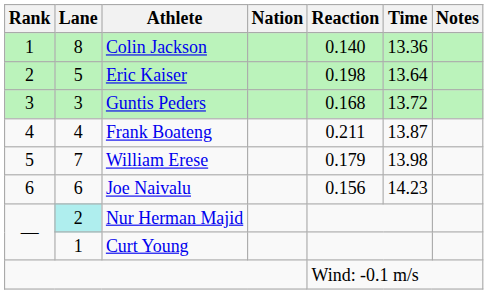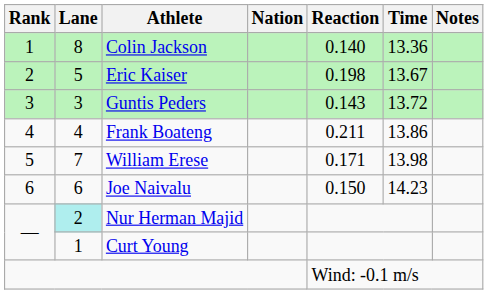(408, 75) 13.64 -> (408, 75) 13.67
(345, 103) 0.168 -> (345, 103) 0.143
(408, 132) 13.87 -> (408, 132) 13.86
(345, 160) 0.179 -> (345, 160) 0.171
(345, 189) 0.156 -> (345, 189) 0.150
